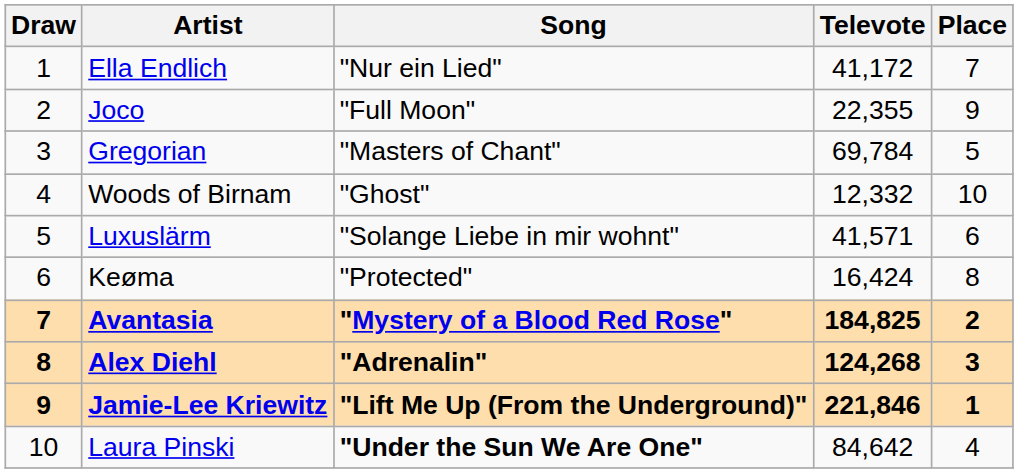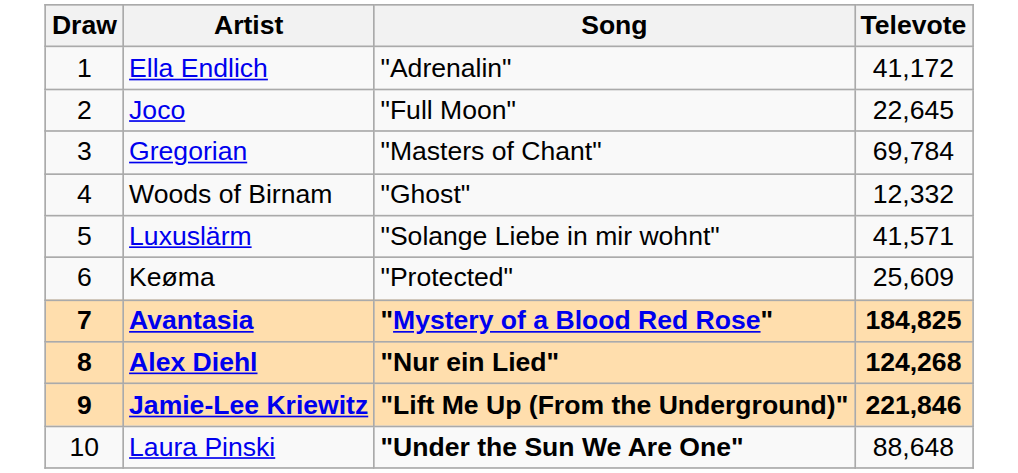- column: (972, 25)
(421, 67) "Nur ein Lied" -> (446, 67) "Adrenalin"
(873, 109) 22,355 -> (913, 109) 22,645
(873, 278) 16,424 -> (913, 278) 25,609
(413, 362) "Adrenalin" -> (470, 362) "Nur ein Lied"
(873, 446) 84,642 -> (913, 446) 88,648
